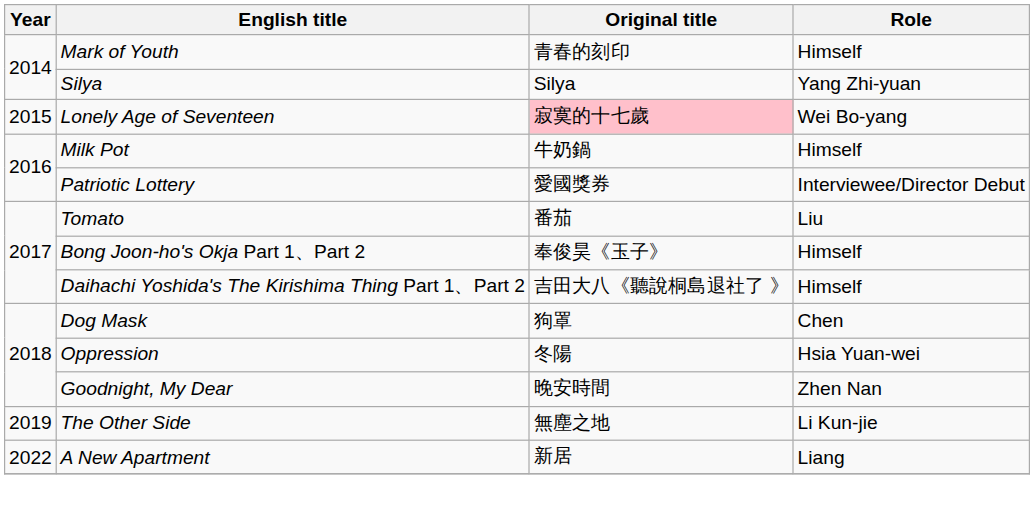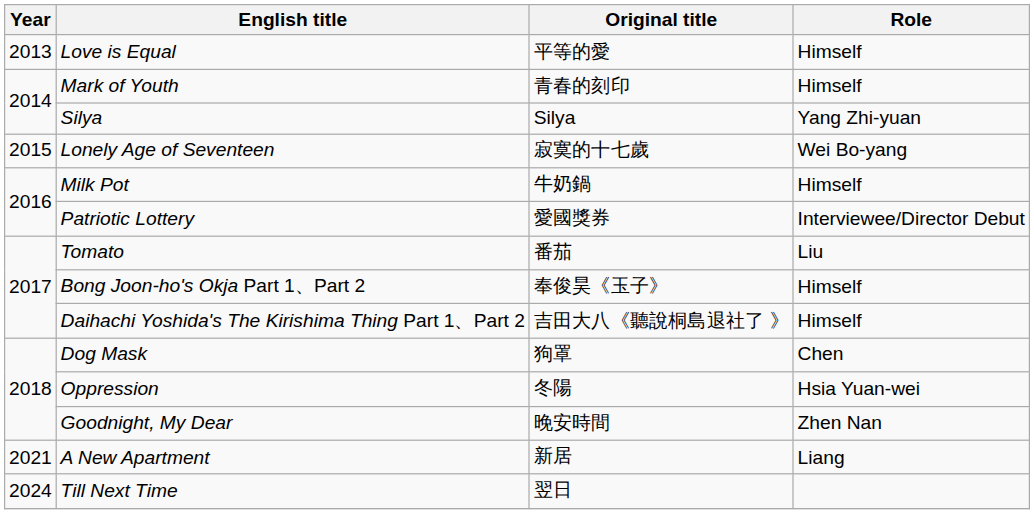+ row: (118, 51)
(591, 115) pink background -> (591, 149) no background
- row: (126, 422)
(30, 456) 2022 -> (30, 456) 2021
+ row: (119, 491)
